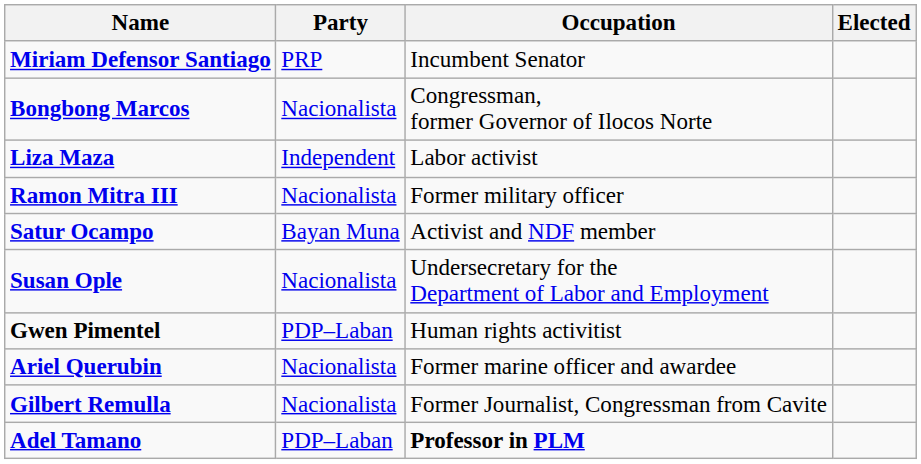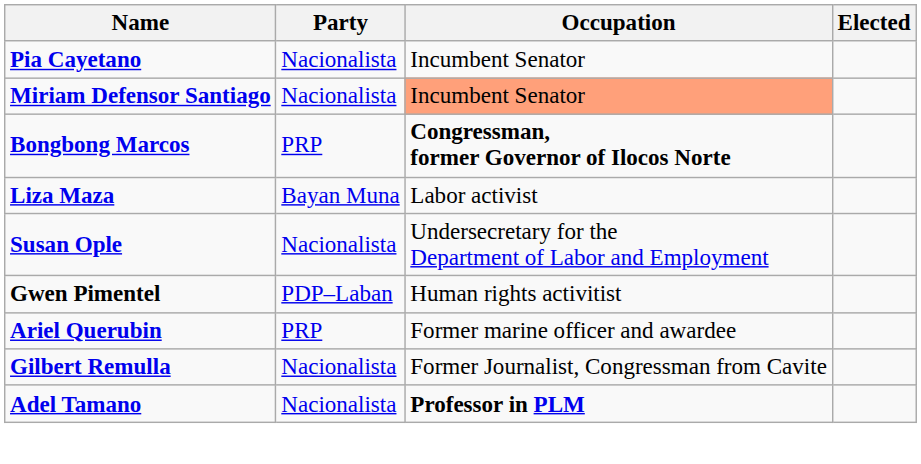+ row: (76, 59)
(302, 59) PRP -> (339, 95) Nacionalista
(498, 59) no background -> (498, 95) lightsalmon background
(339, 108) Nacionalista -> (302, 145) PRP
(561, 108) normal -> (570, 145) bold
(338, 158) Independent -> (340, 194) Bayan Muna
- row: (94, 194)
- row: (82, 231)
(339, 366) Nacionalista -> (302, 330) PRP
(337, 440) PDP–Laban -> (339, 403) Nacionalista
